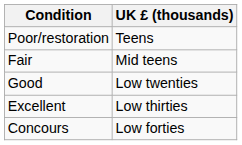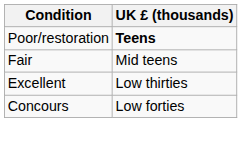(135, 38) normal -> (136, 38) bold
- row: (25, 83)
